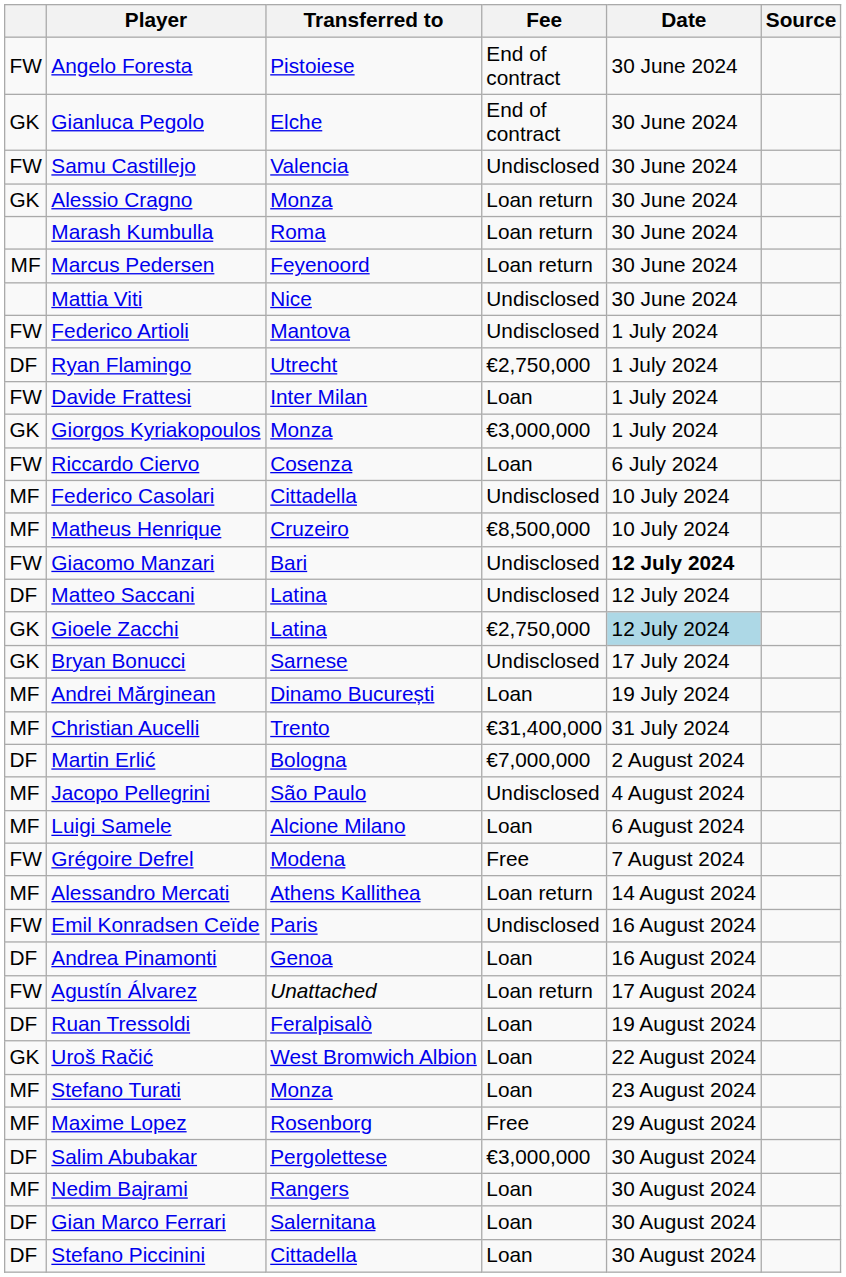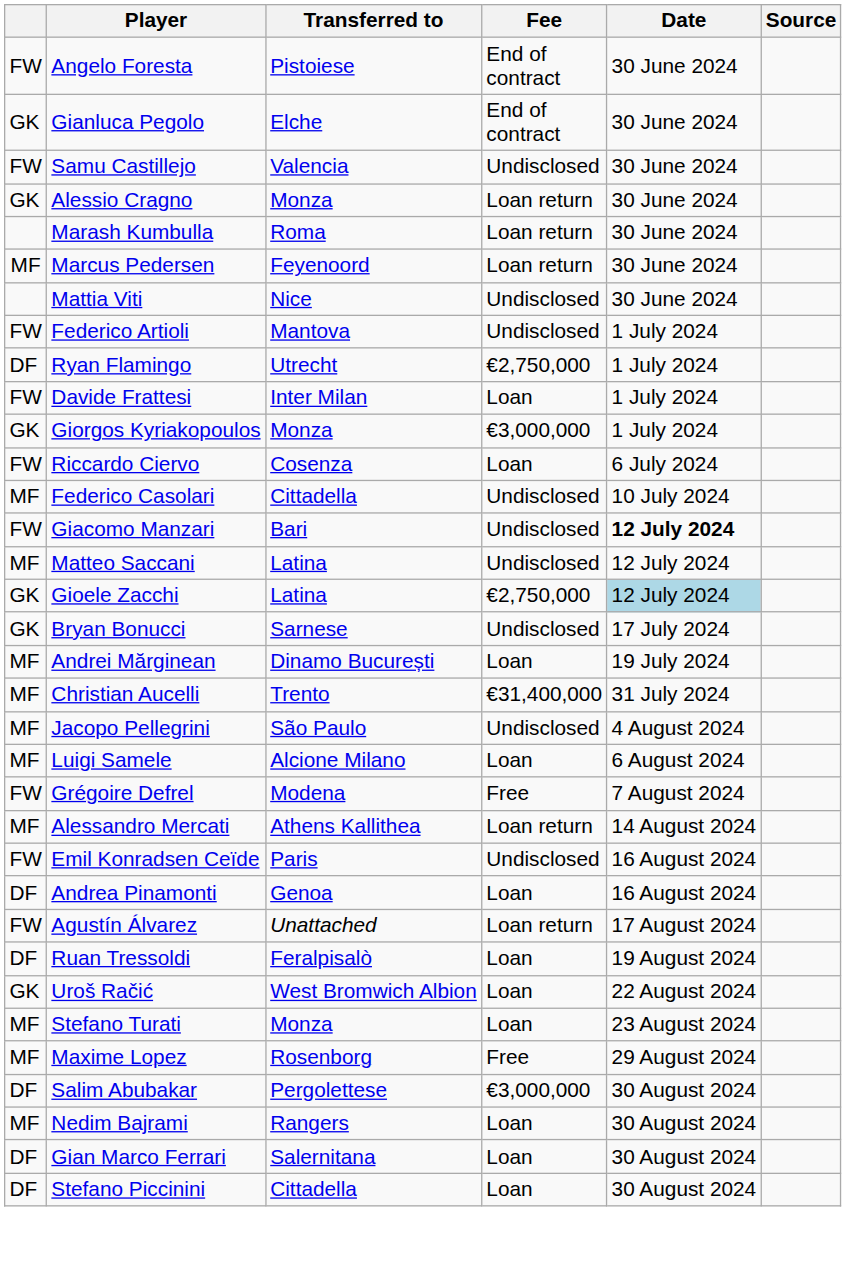- row: (136, 529)
(23, 595) DF -> (24, 562) MF
- row: (103, 760)
